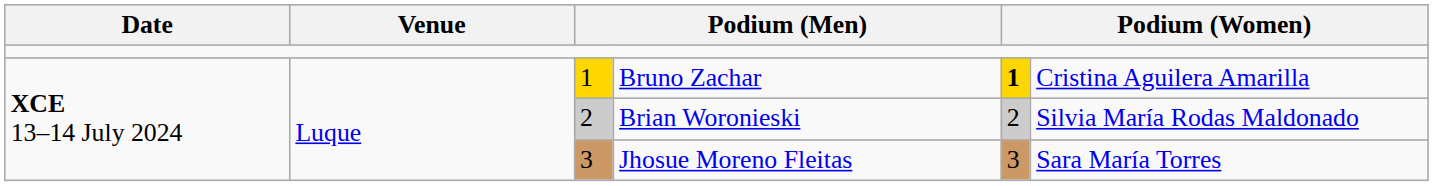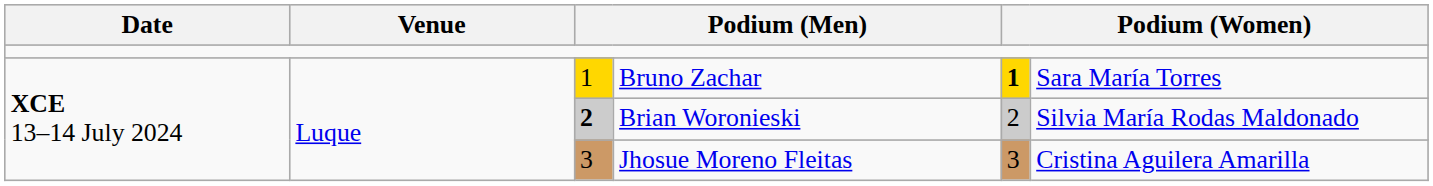(1173, 77) Cristina Aguilera Amarilla -> (1129, 77) Sara María Torres
(586, 118) normal -> (586, 118) bold
(1129, 159) Sara María Torres -> (1173, 159) Cristina Aguilera Amarilla
